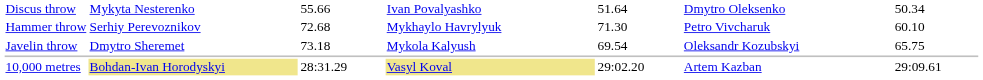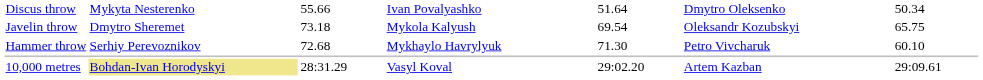rows swapped: (46, 27) <-> (41, 45)
(419, 67) khaki background -> (419, 67) no background
